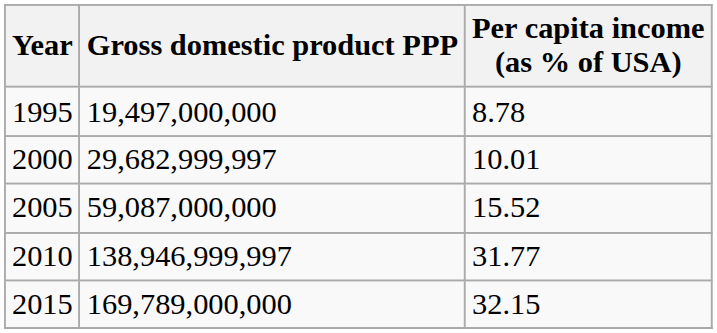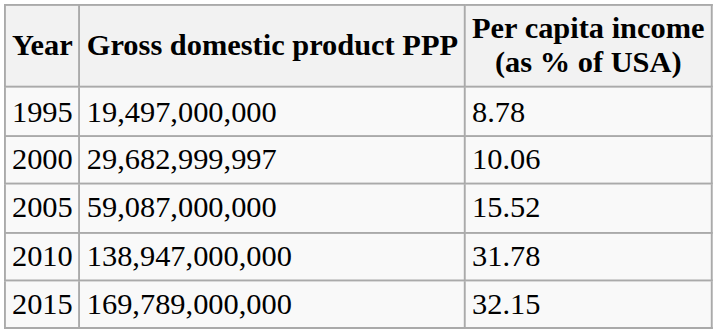(506, 159) 10.01 -> (506, 159) 10.06
(189, 255) 138,946,999,997 -> (189, 255) 138,947,000,000
(506, 255) 31.77 -> (506, 255) 31.78
